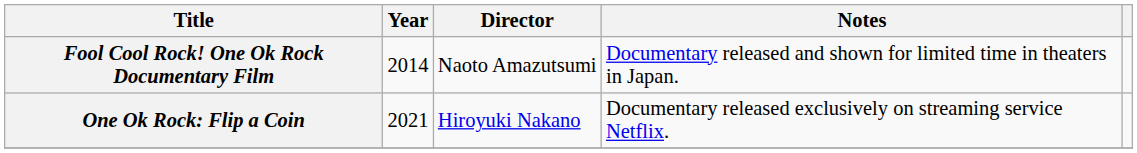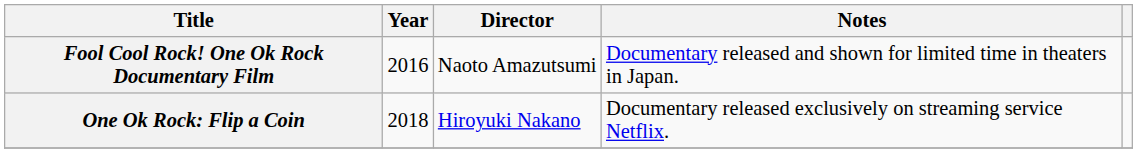(408, 64) 2014 -> (408, 64) 2016
(408, 120) 2021 -> (408, 120) 2018
